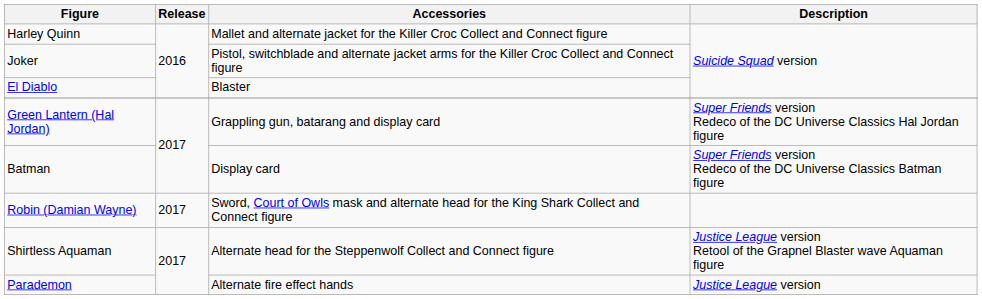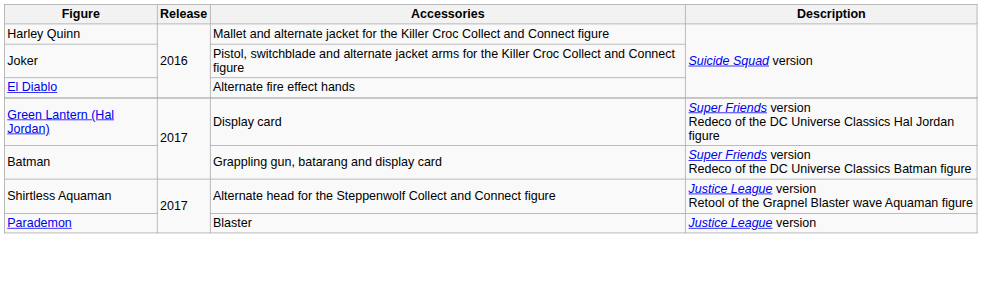(231, 87) Blaster -> (284, 87) Alternate fire effect hands
(326, 121) Grappling gun, batarang and display card -> (247, 121) Display card
(246, 169) Display card -> (327, 162) Grappling gun, batarang and display card
- row: (72, 210)
(282, 285) Alternate fire effect hands -> (232, 223) Blaster
